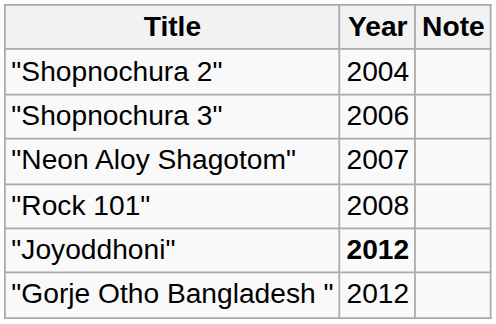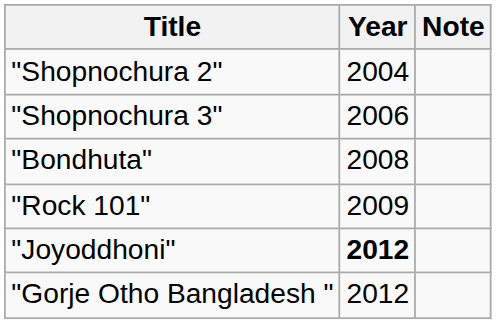- row: (154, 160)
+ row: (82, 160)
(378, 205) 2008 -> (378, 205) 2009
